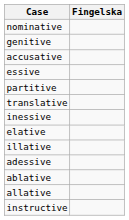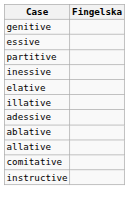- row: (34, 27)
- row: (34, 57)
- row: (37, 102)
+ row: (34, 162)
